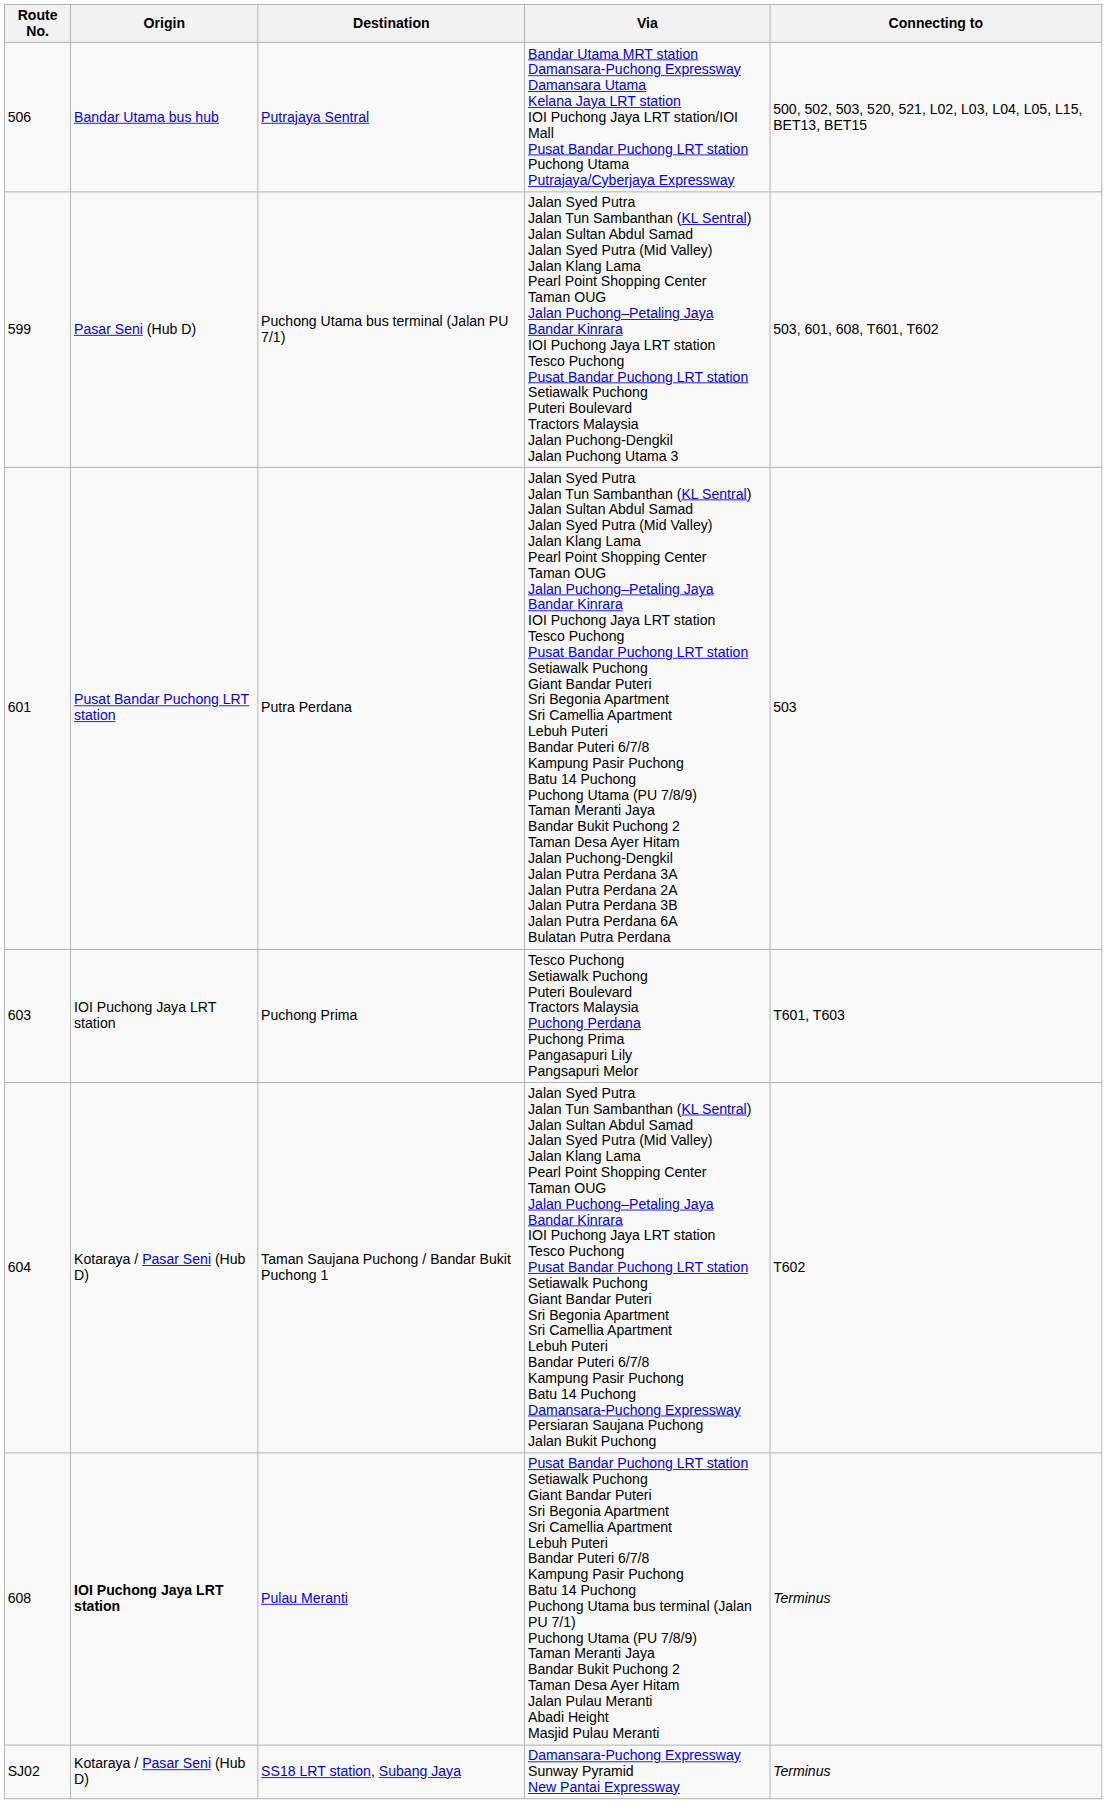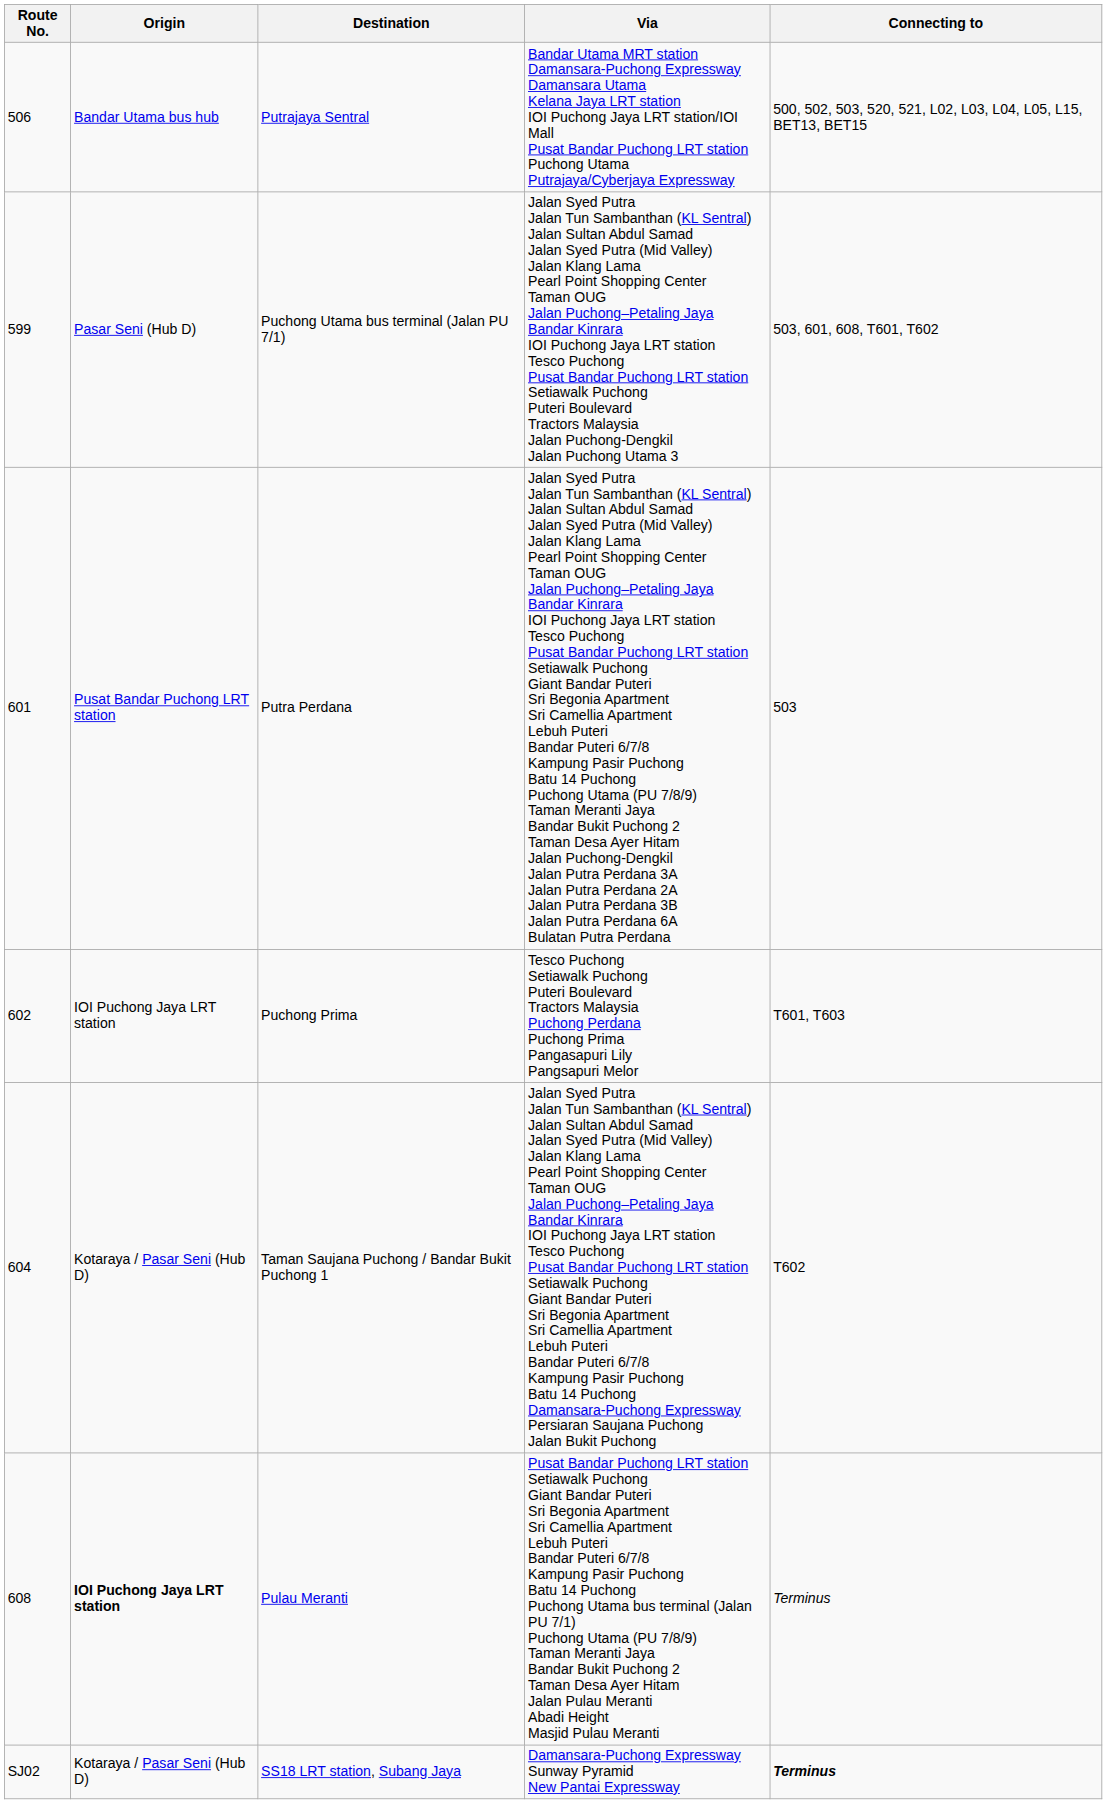(19, 1015) 603 -> (19, 1015) 602
(802, 1771) normal -> (805, 1771) bold
